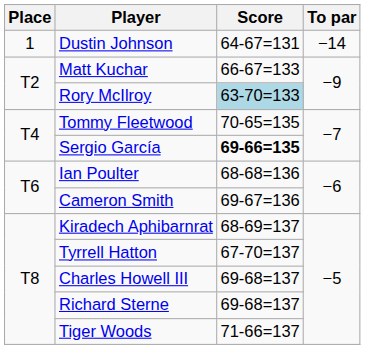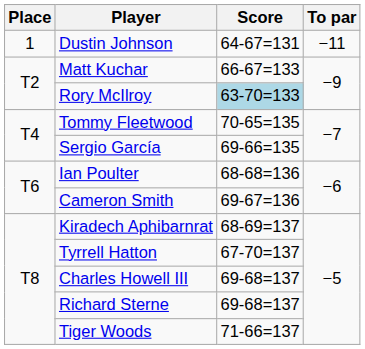(332, 43) −14 -> (332, 43) −11
(260, 148) bold -> (260, 148) normal
